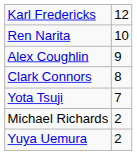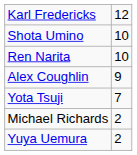+ row: (46, 35)
- row: (50, 77)
